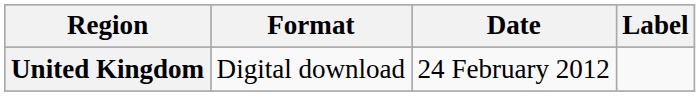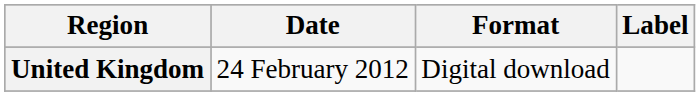columns swapped: (514, 25) <-> (311, 25)
